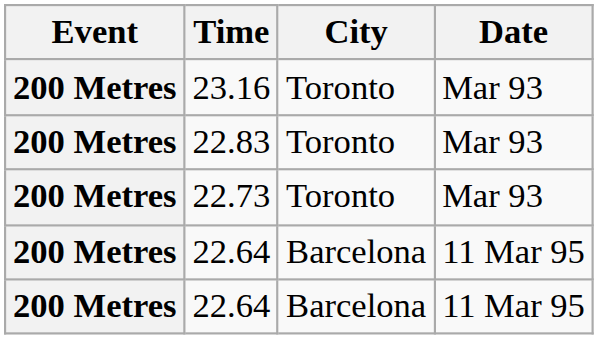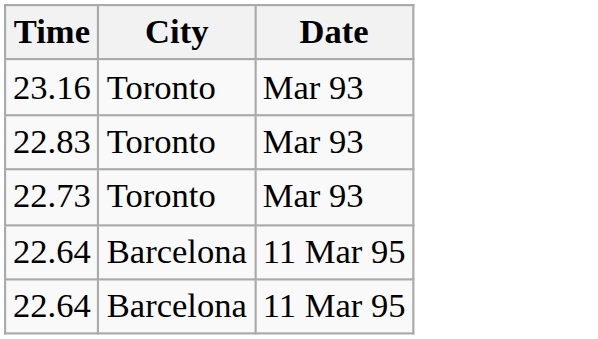- column: (95, 31)
